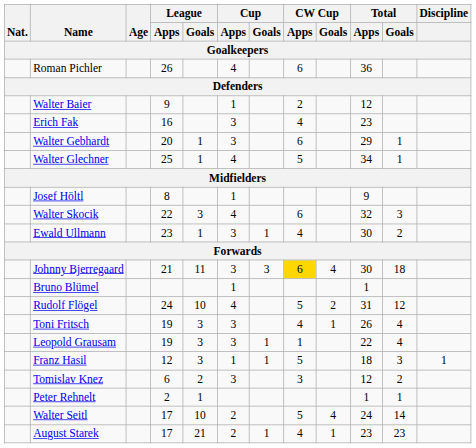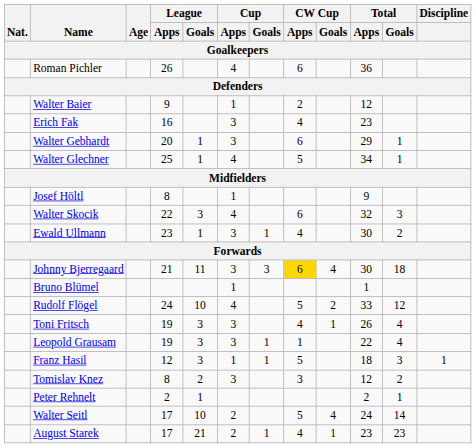(366, 305) 31 -> (366, 305) 33
(167, 379) 6 -> (167, 379) 8
(366, 397) 1 -> (366, 397) 2
